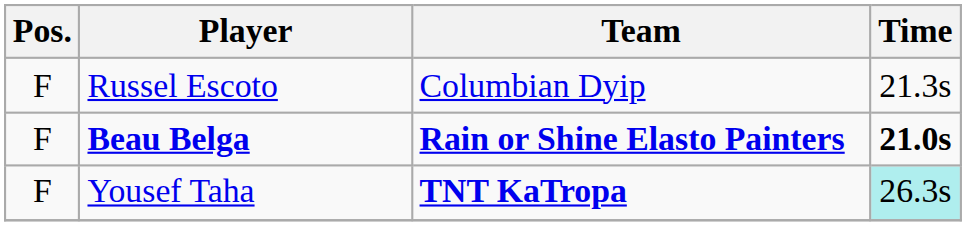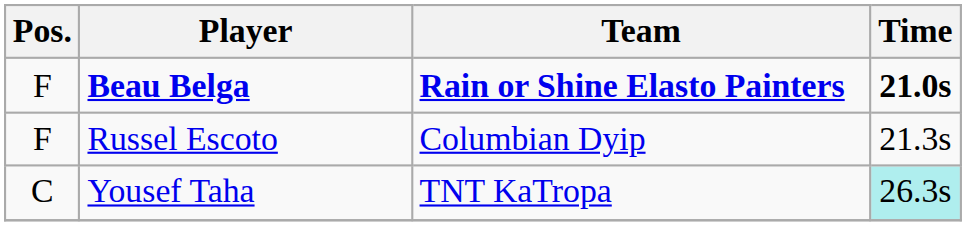rows swapped: (169, 138) <-> (183, 84)
(42, 191) F -> (42, 191) C
(523, 191) bold -> (516, 191) normal
